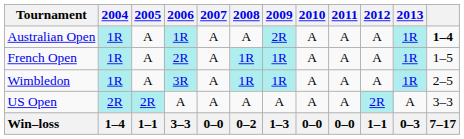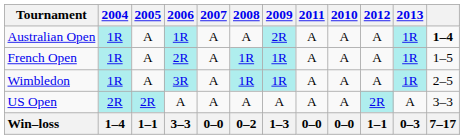columns swapped: (312, 14) <-> (345, 14)
